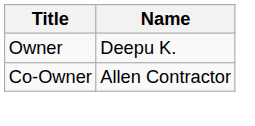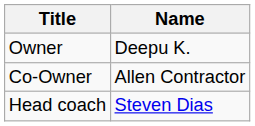+ row: (57, 105)
